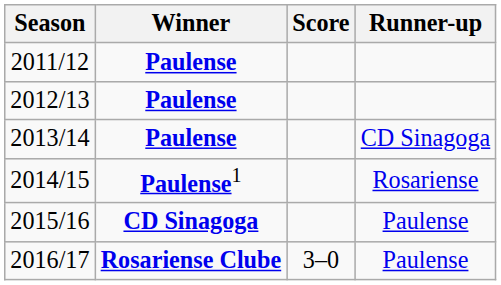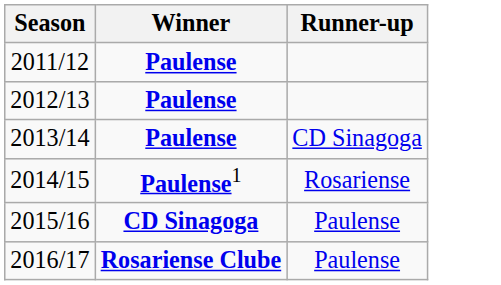- column: (321, 23)
